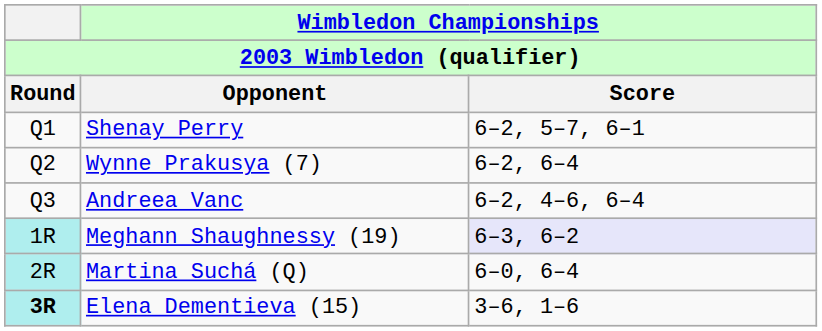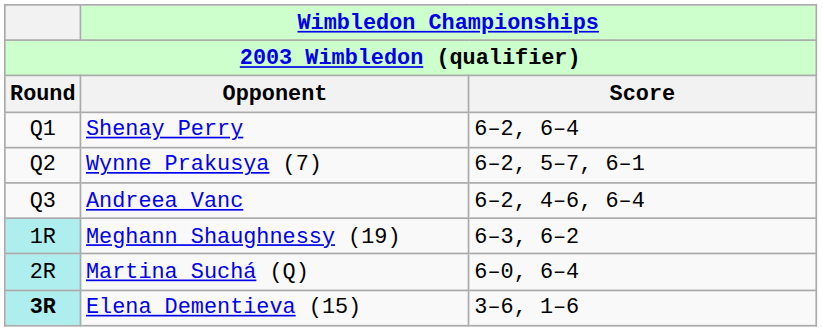(560, 129) 6–2, 5–7, 6–1 -> (527, 129) 6–2, 6–4
(527, 165) 6–2, 6–4 -> (560, 165) 6–2, 5–7, 6–1
(527, 236) lavender background -> (527, 236) no background
